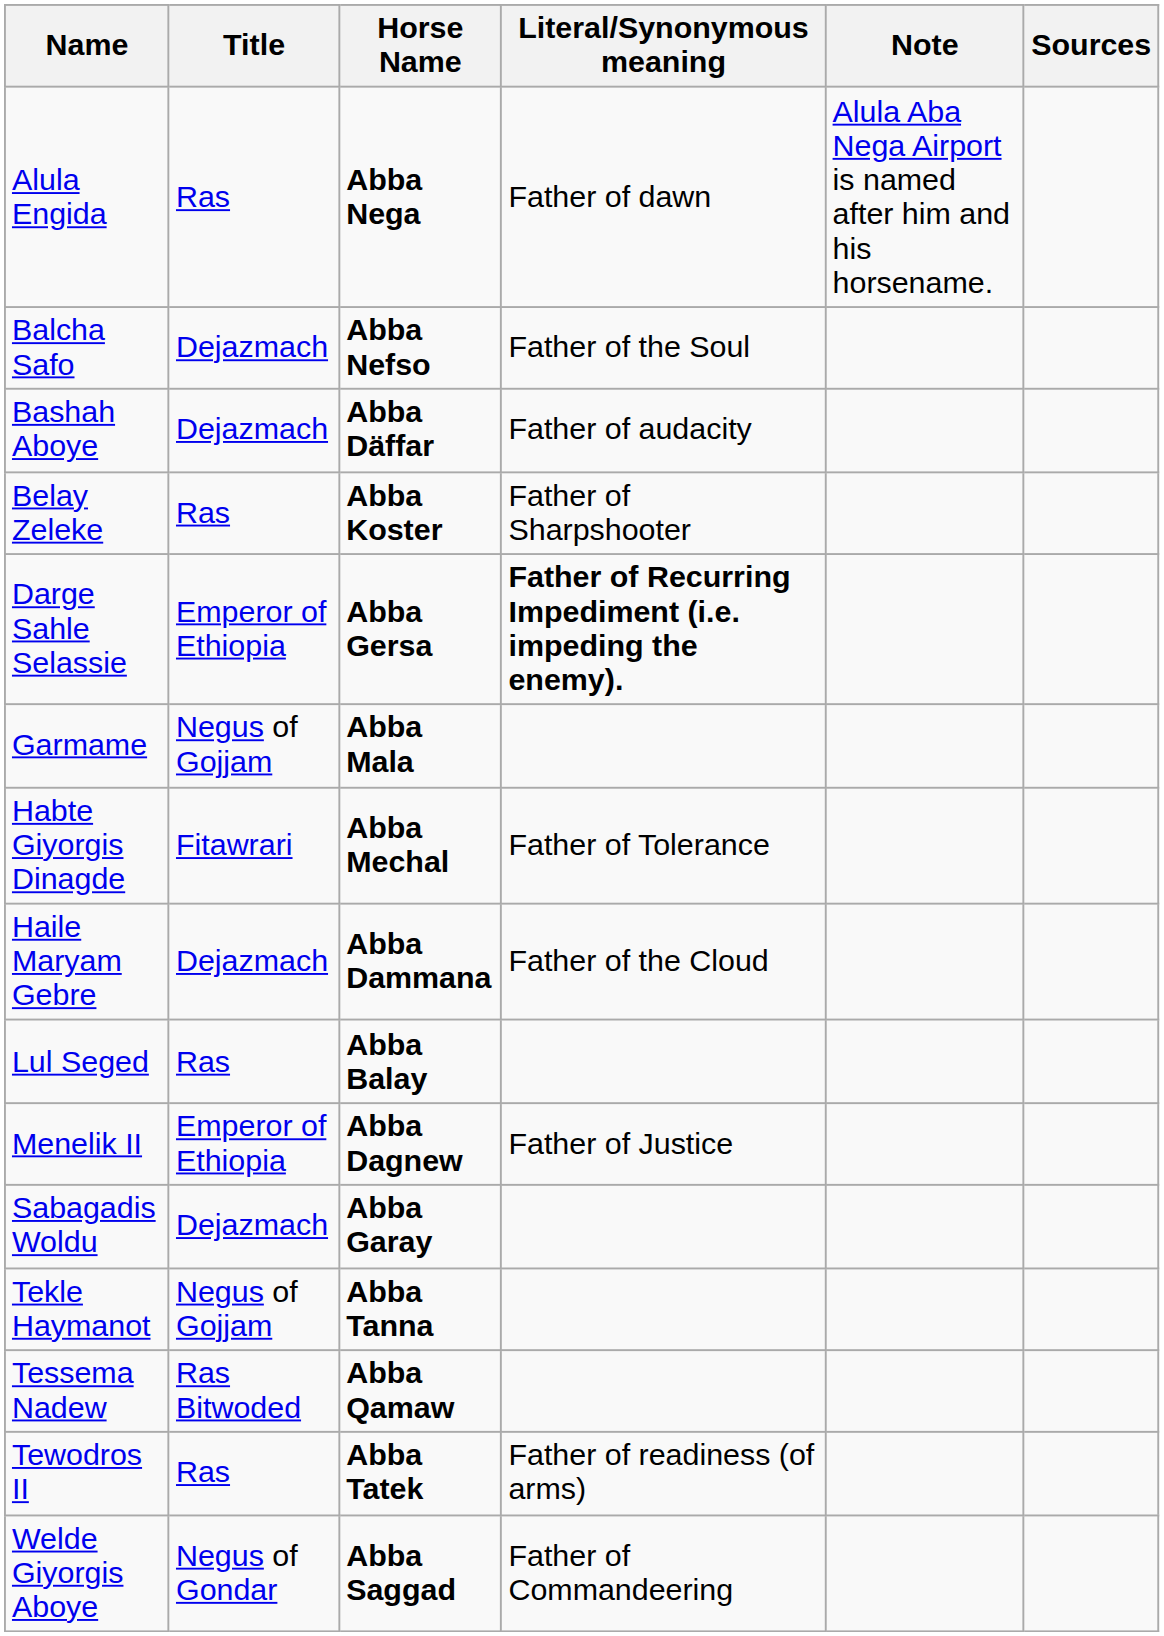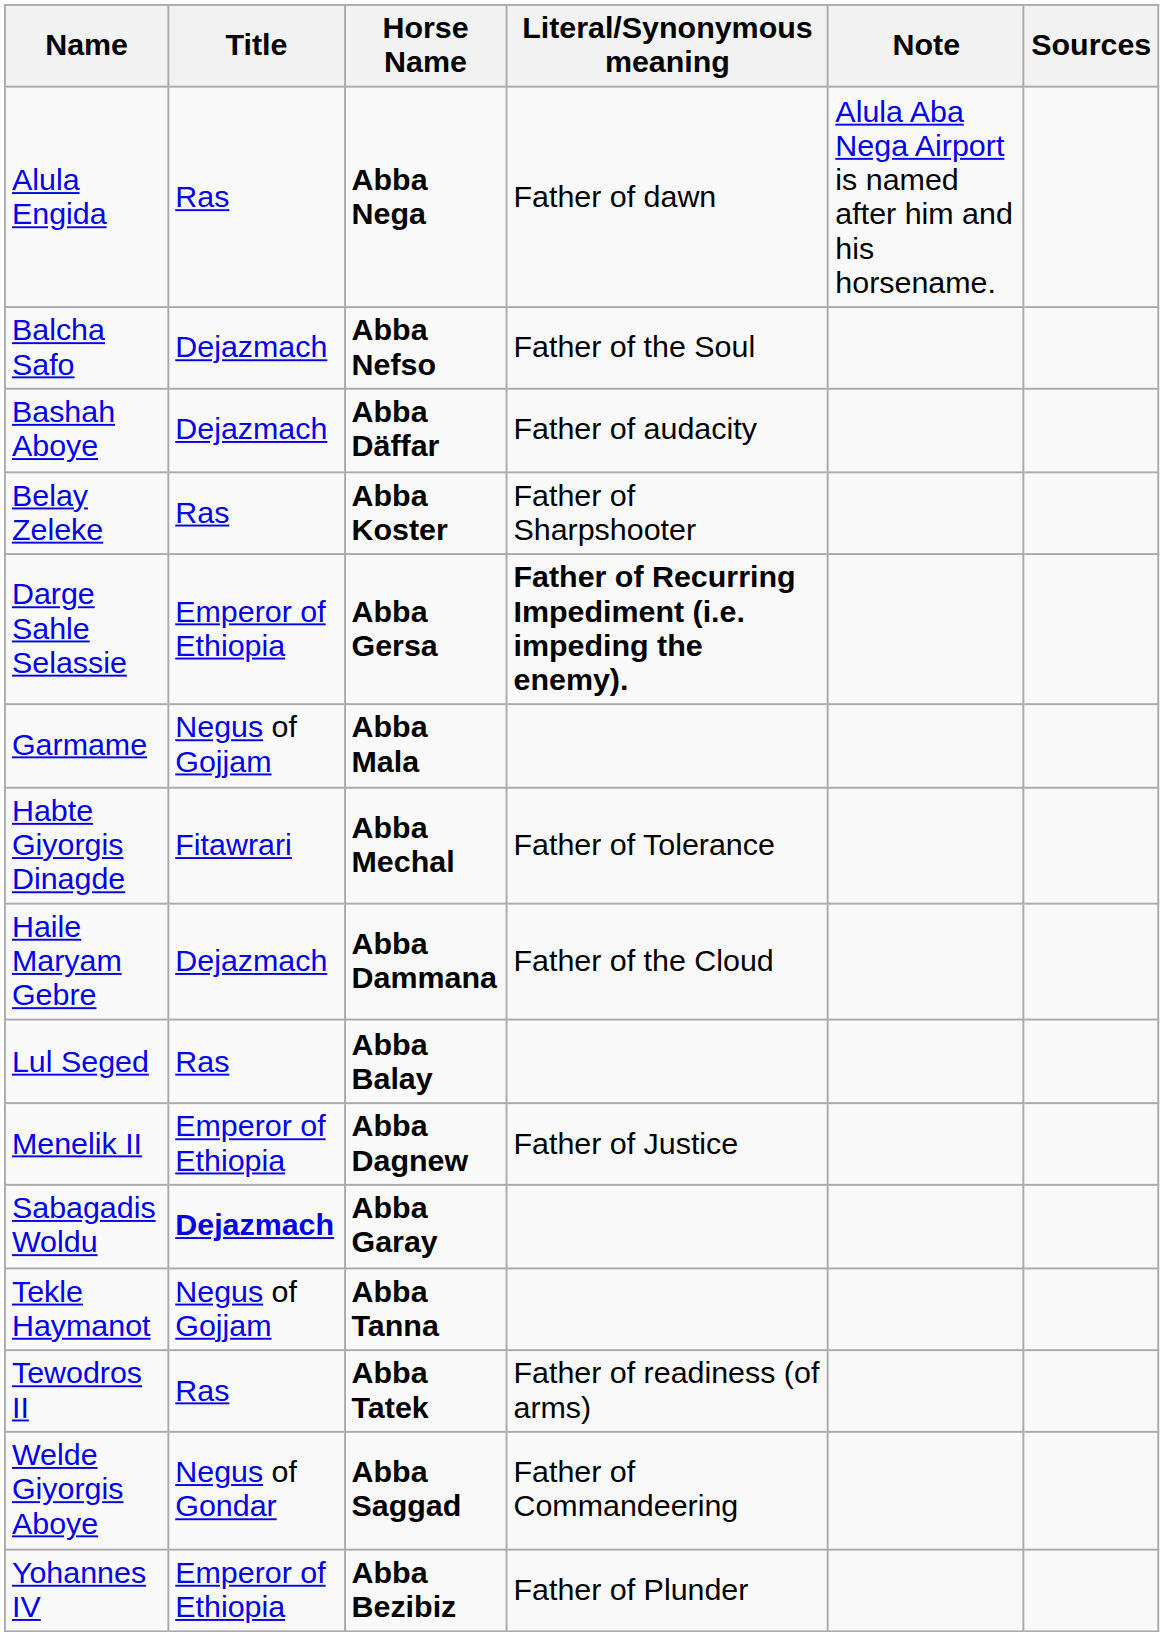(252, 1225) normal -> (255, 1225) bold
- row: (73, 1390)
+ row: (79, 1589)
